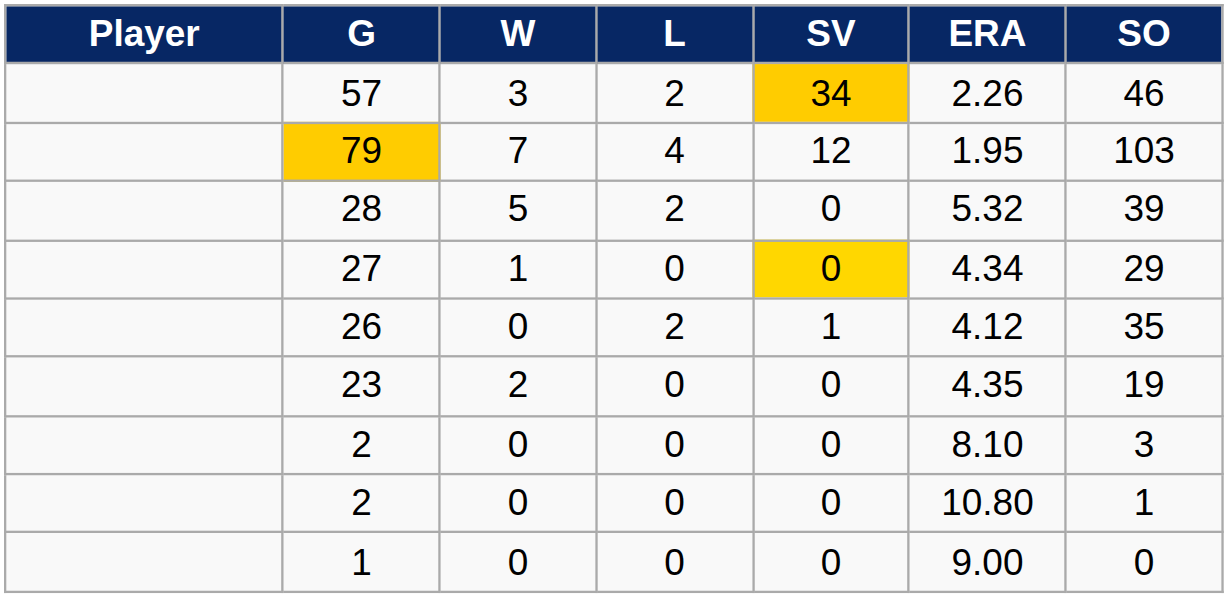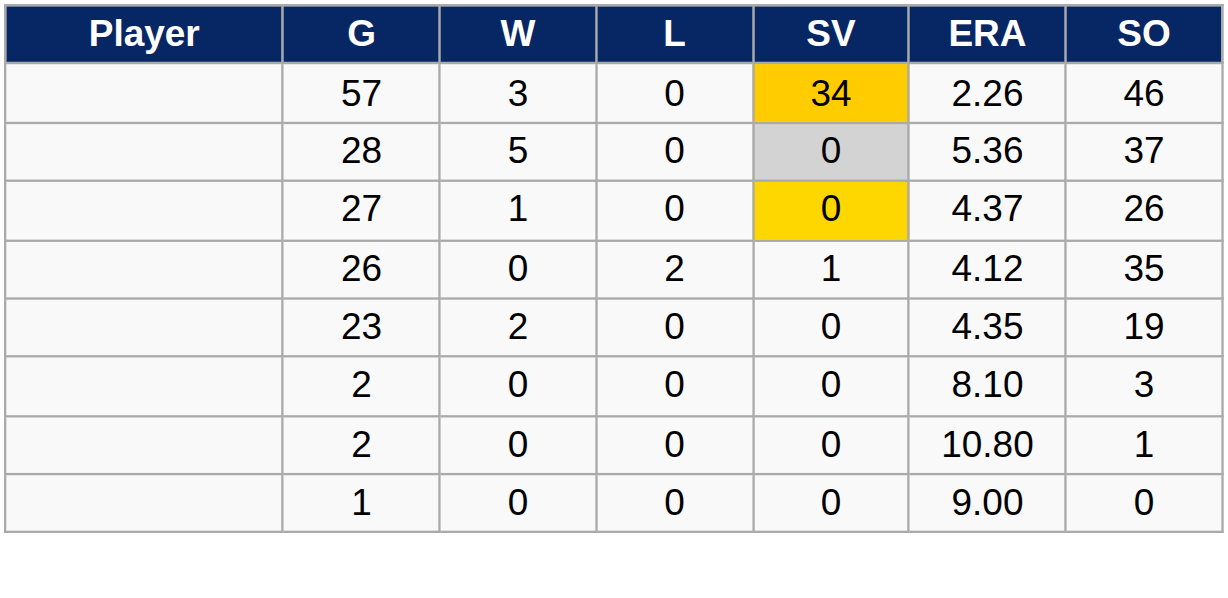(675, 92) 2 -> (675, 92) 0
- row: (362, 151)
(675, 209) 2 -> (675, 151) 0
(831, 209) no background -> (831, 151) lightgrey background
(987, 209) 5.32 -> (987, 151) 5.36
(1144, 209) 39 -> (1144, 151) 37
(987, 268) 4.34 -> (987, 209) 4.37
(1144, 268) 29 -> (1144, 209) 26
